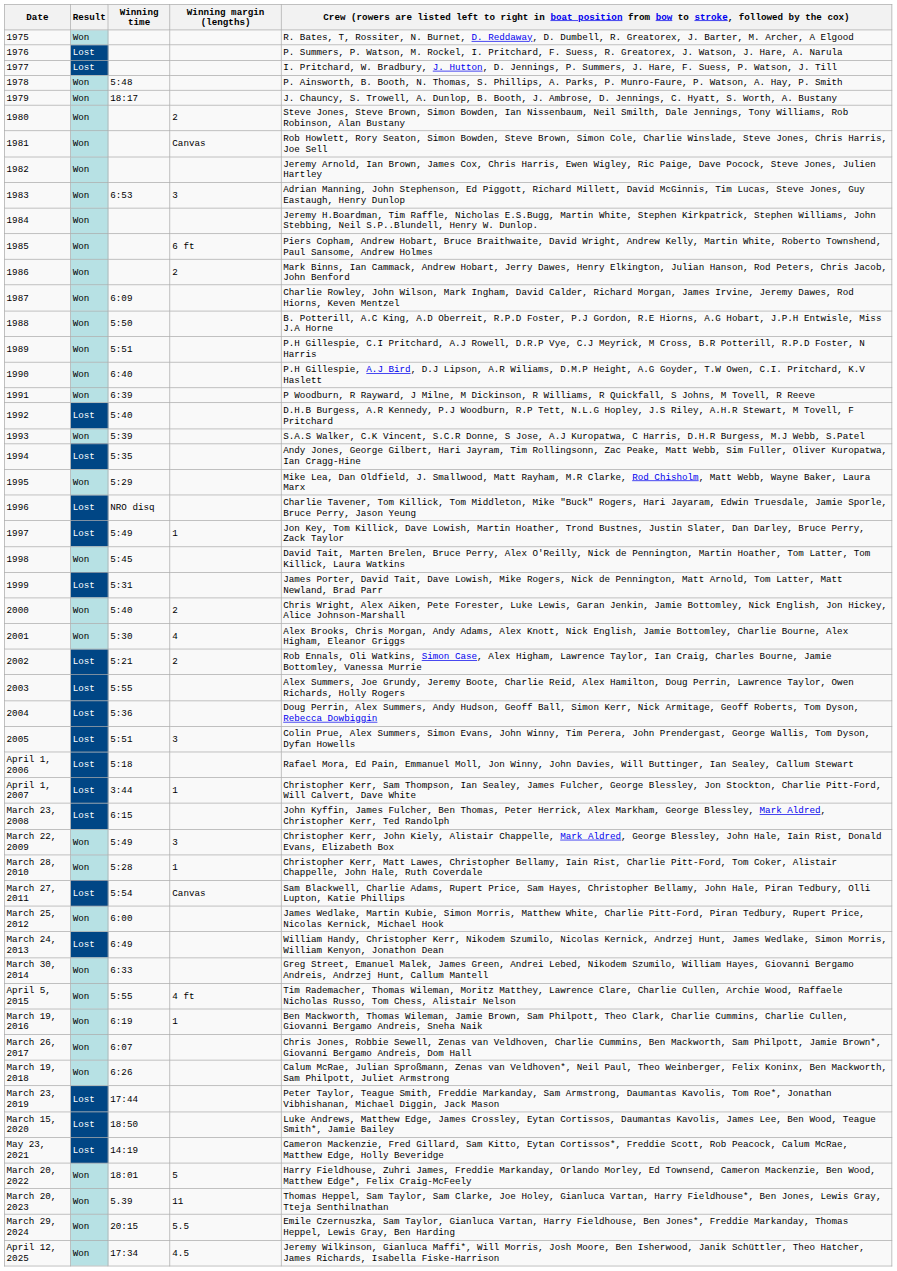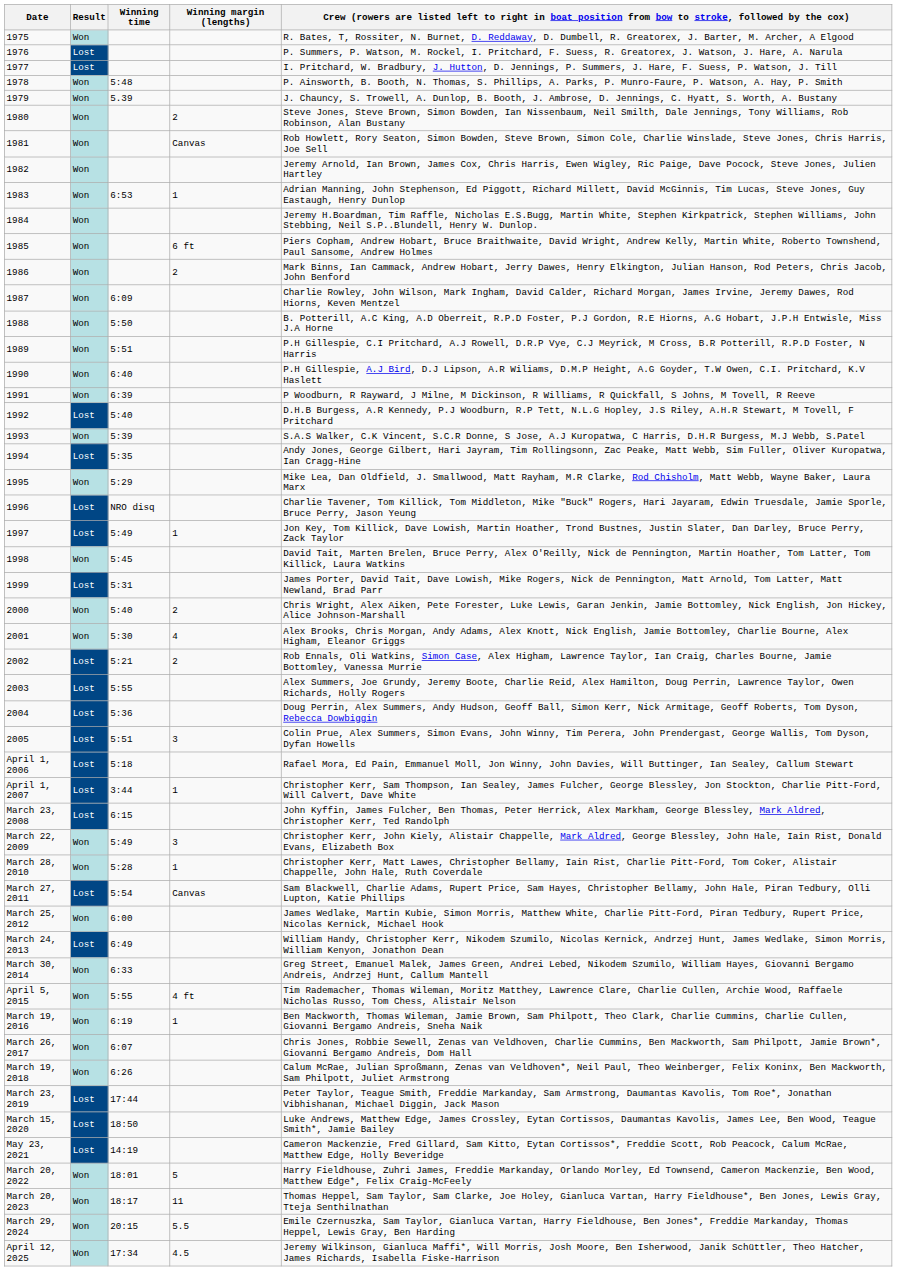(124, 98) 18:17 -> (121, 98) 5.39
(175, 195) 3 -> (175, 195) 1
(121, 1202) 5.39 -> (124, 1202) 18:17
